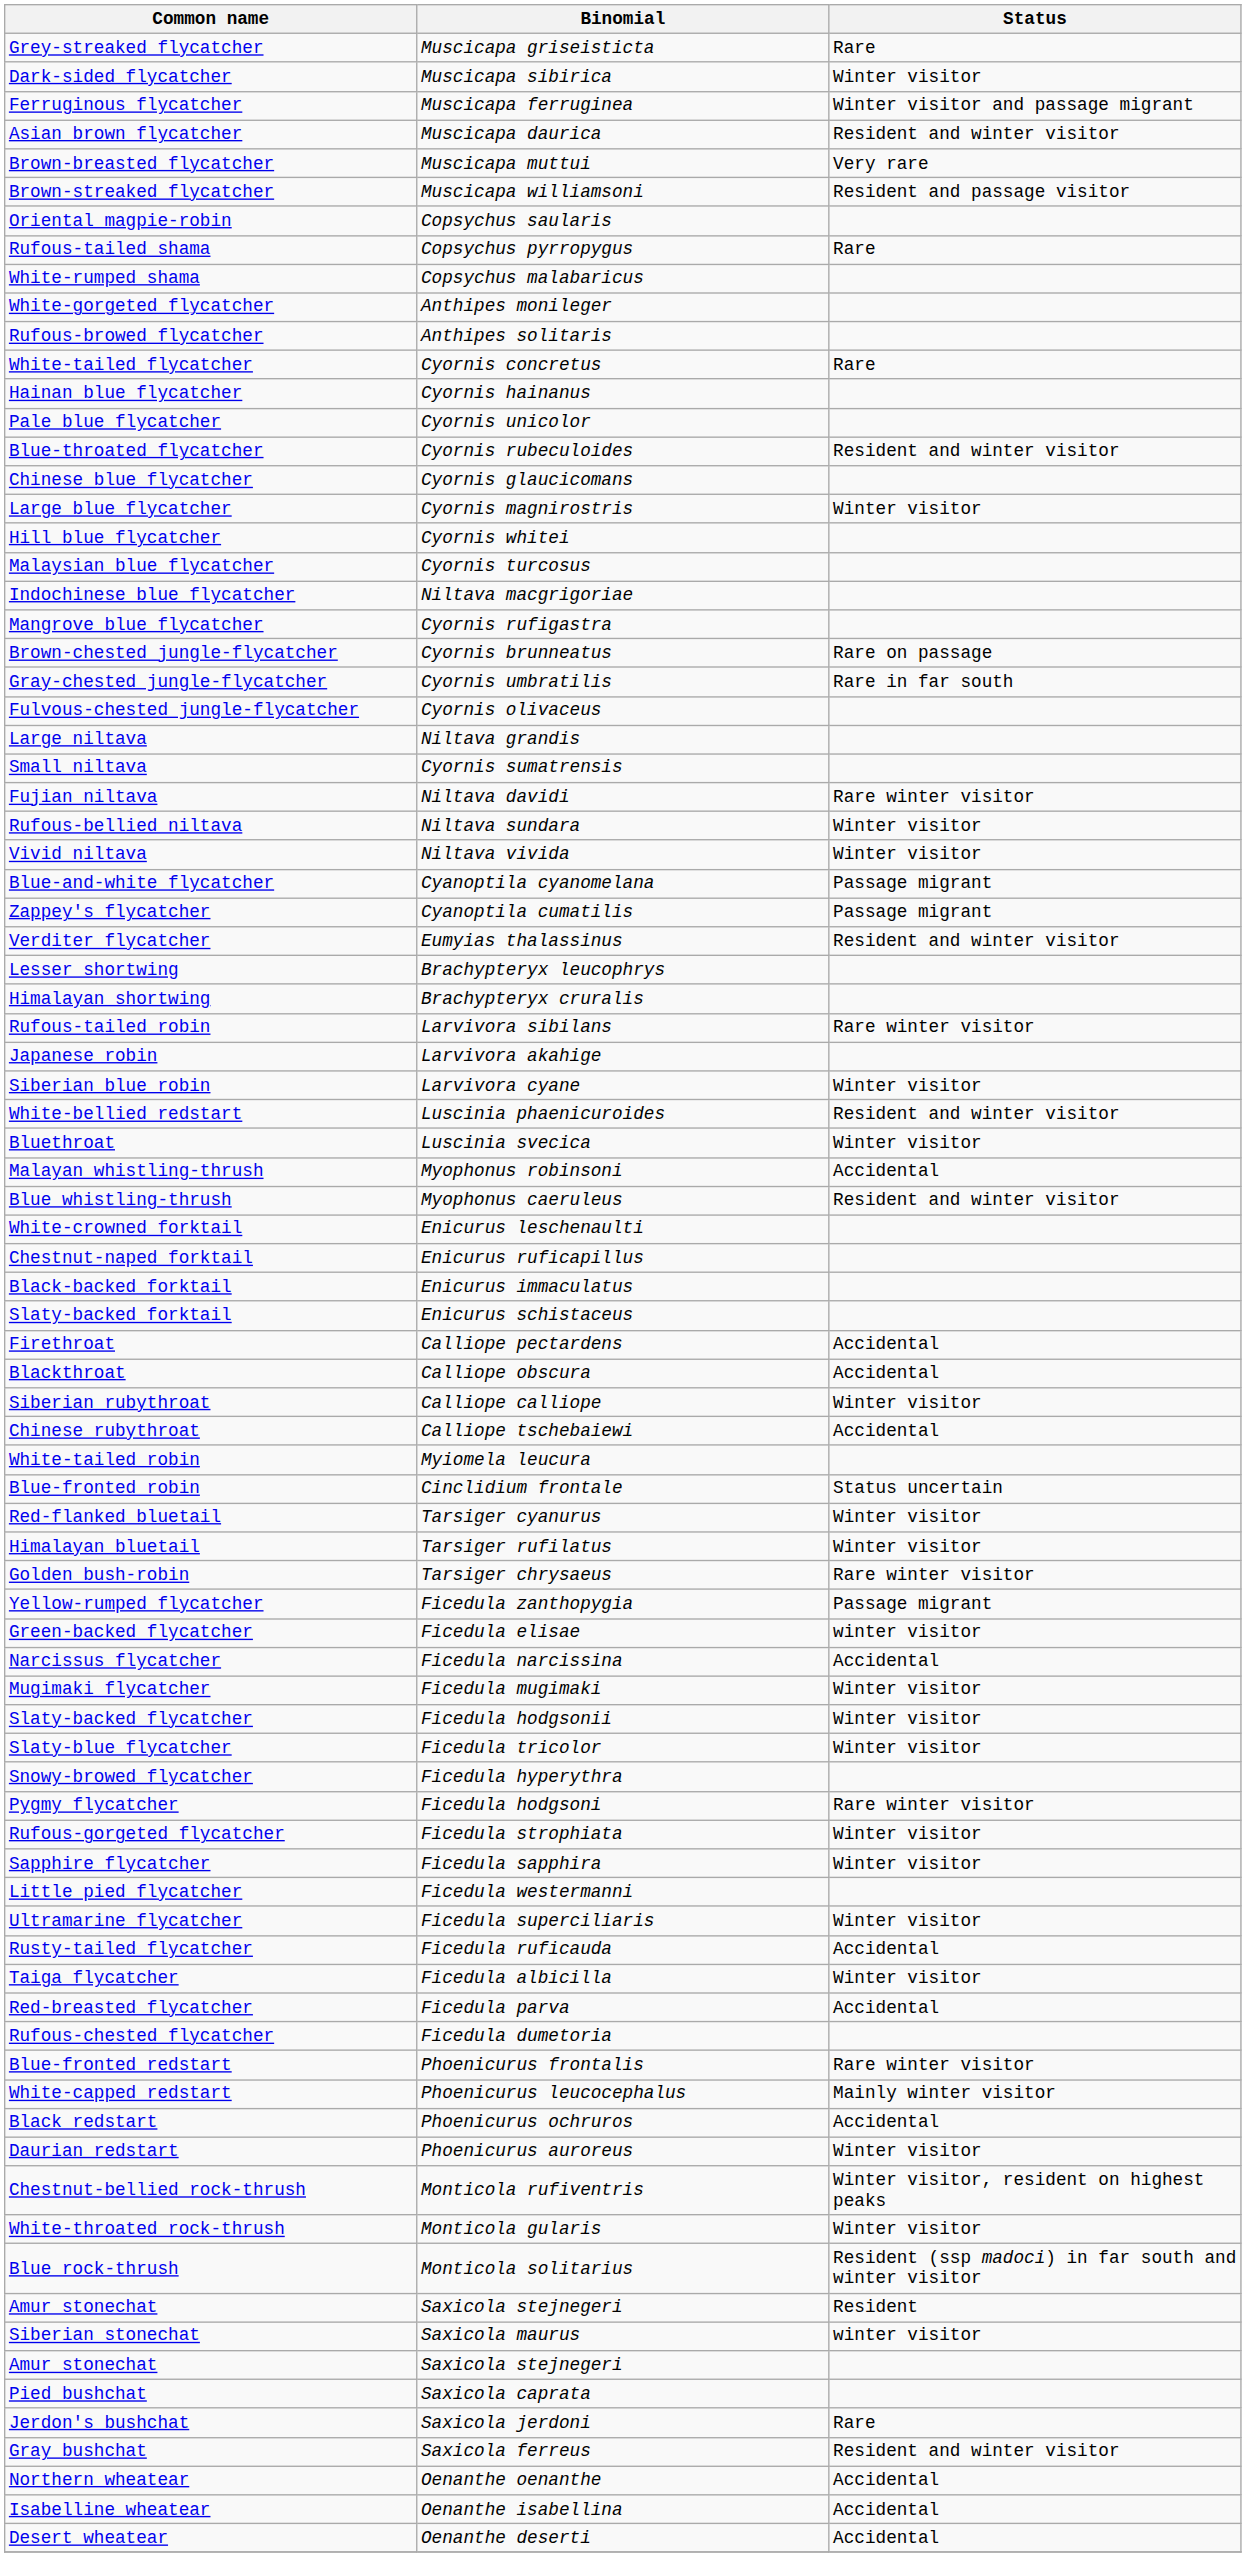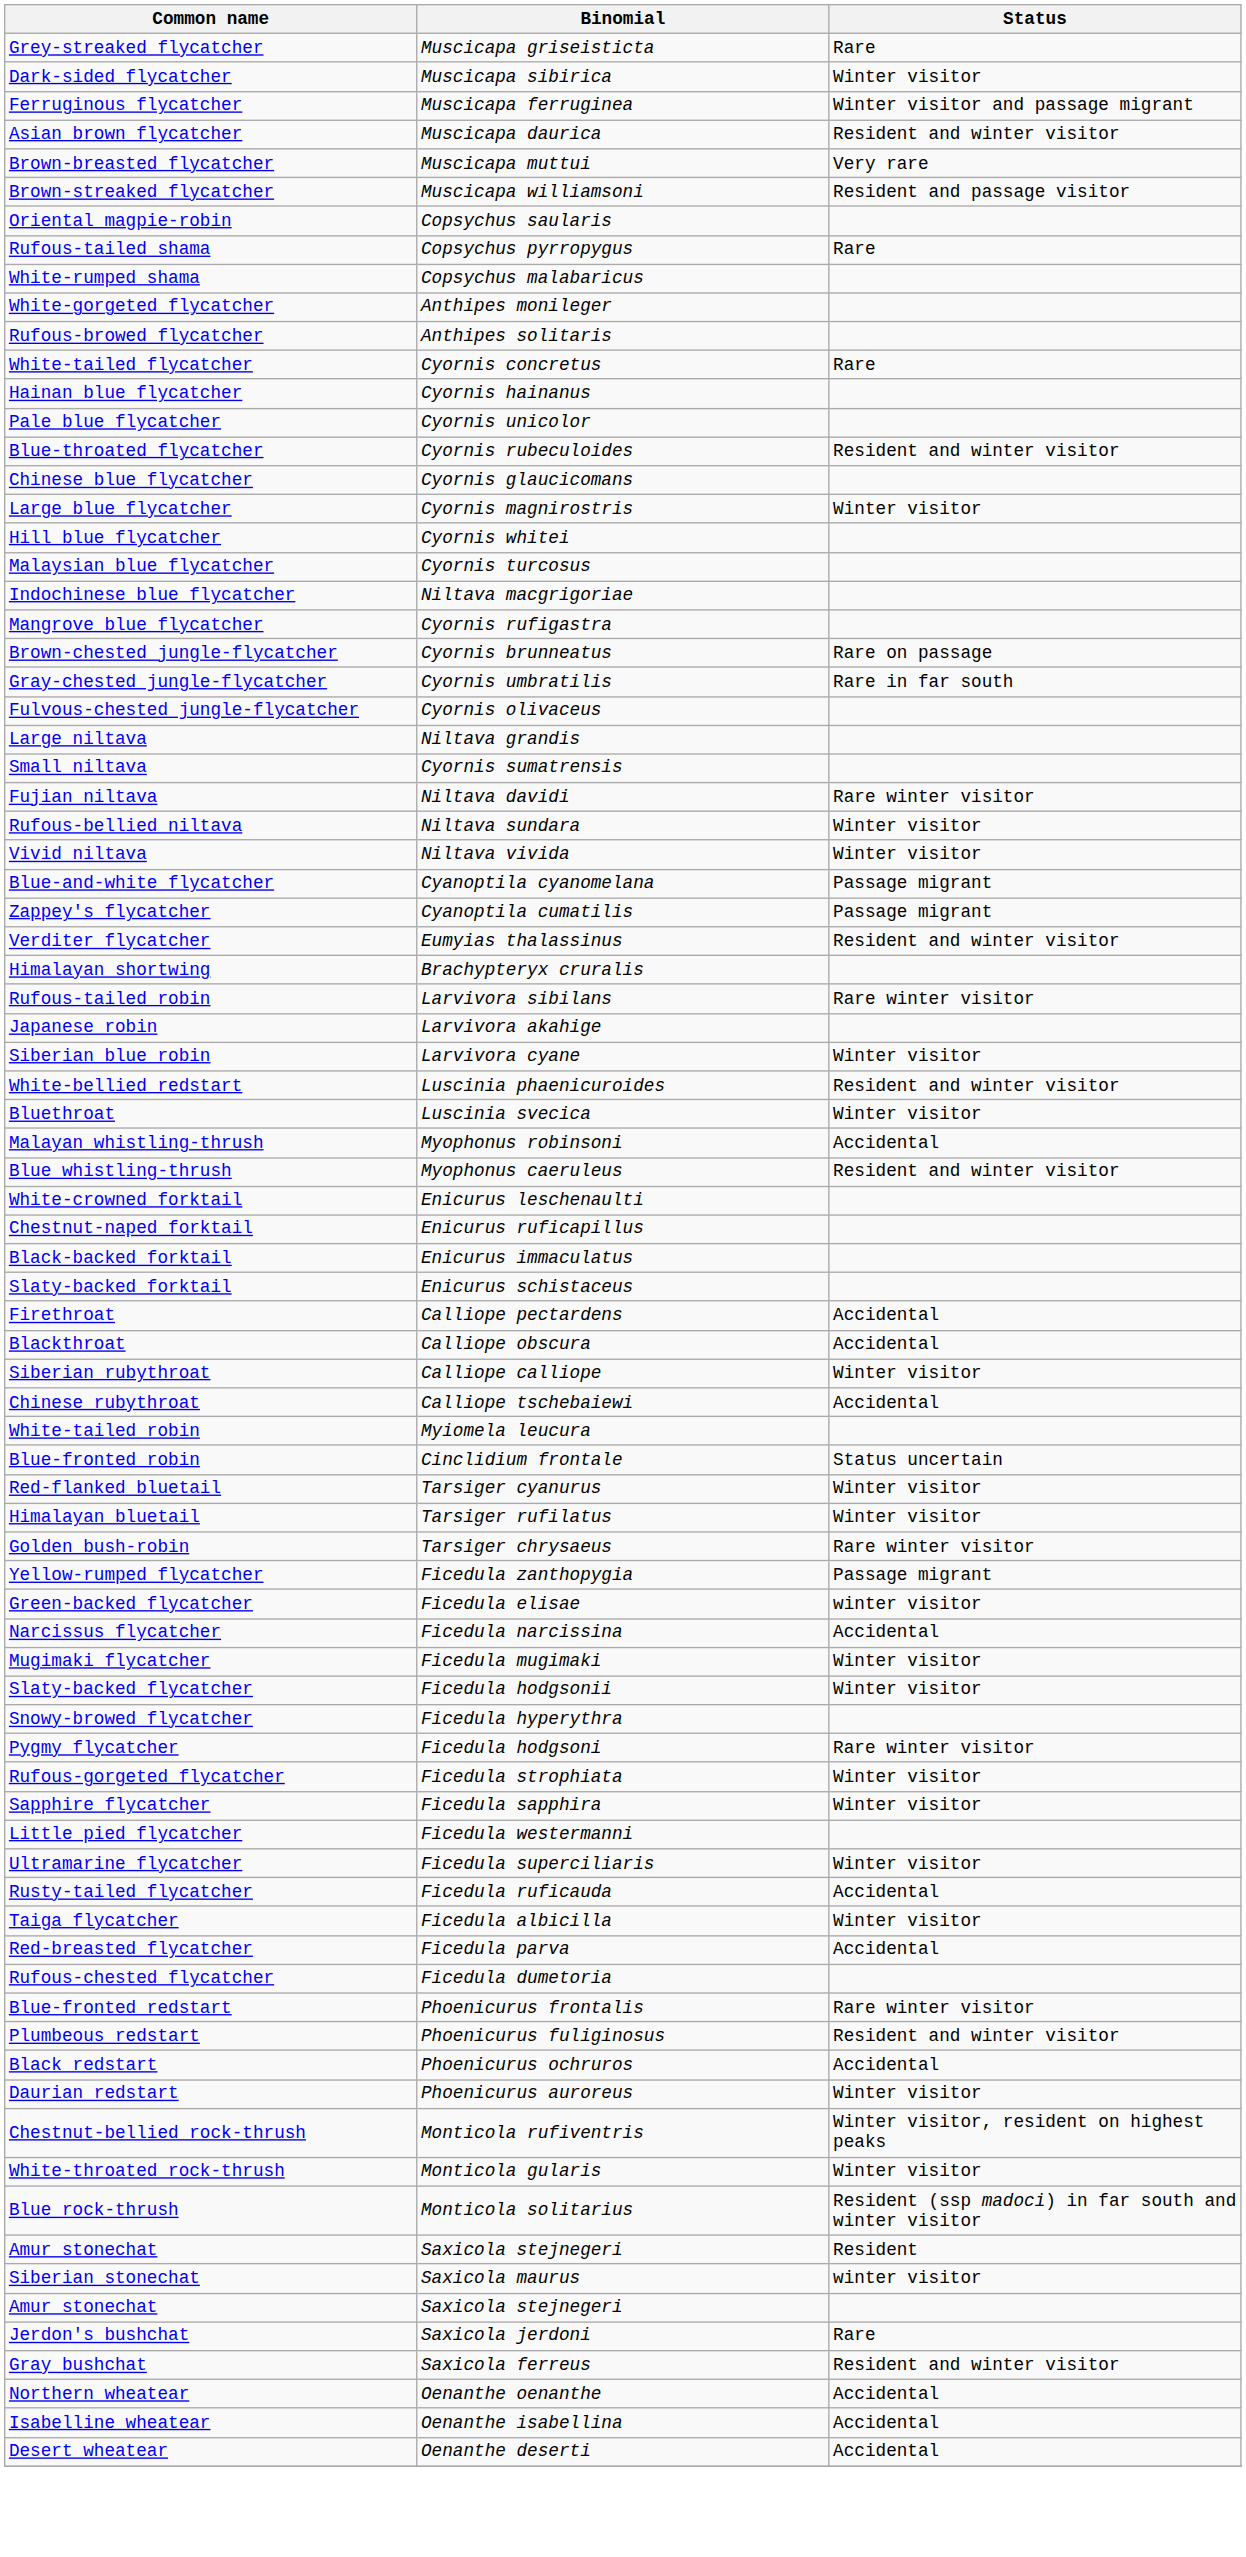- row: (94, 970)
- row: (120, 1748)
+ row: (104, 2036)
- row: (120, 2094)
- row: (78, 2394)
